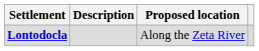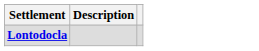- column: (192, 15)
